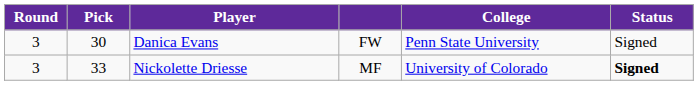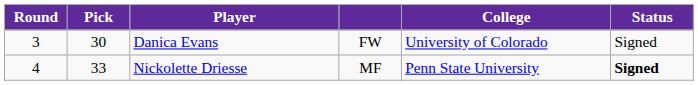(472, 42) Penn State University -> (476, 42) University of Colorado
(36, 67) 3 -> (36, 67) 4
(476, 67) University of Colorado -> (472, 67) Penn State University
